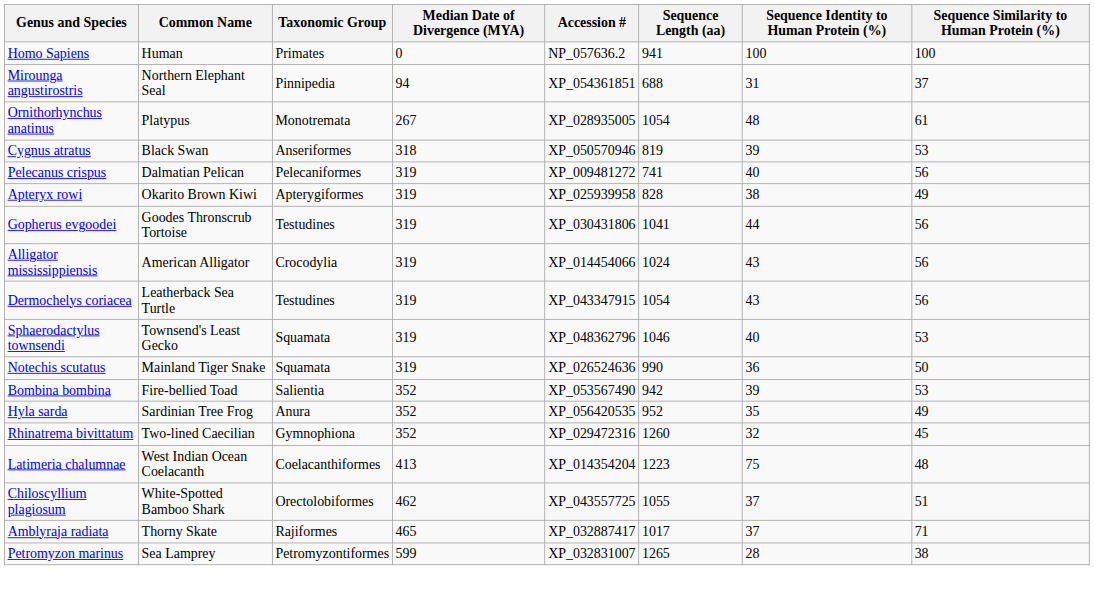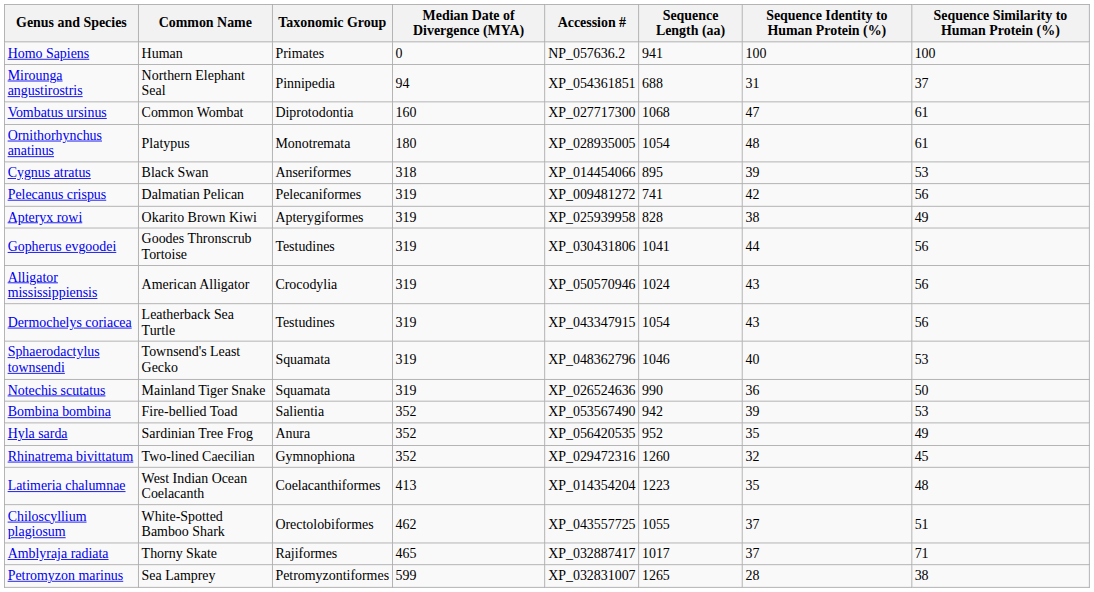+ row: (57, 113)
(406, 120) 267 -> (406, 142) 180
(592, 150) XP_050570946 -> (592, 172) XP_014454066
(652, 150) 819 -> (652, 172) 895
(752, 172) 40 -> (752, 194) 42
(592, 262) XP_014454066 -> (592, 284) XP_050570946
(752, 464) 75 -> (752, 486) 35
